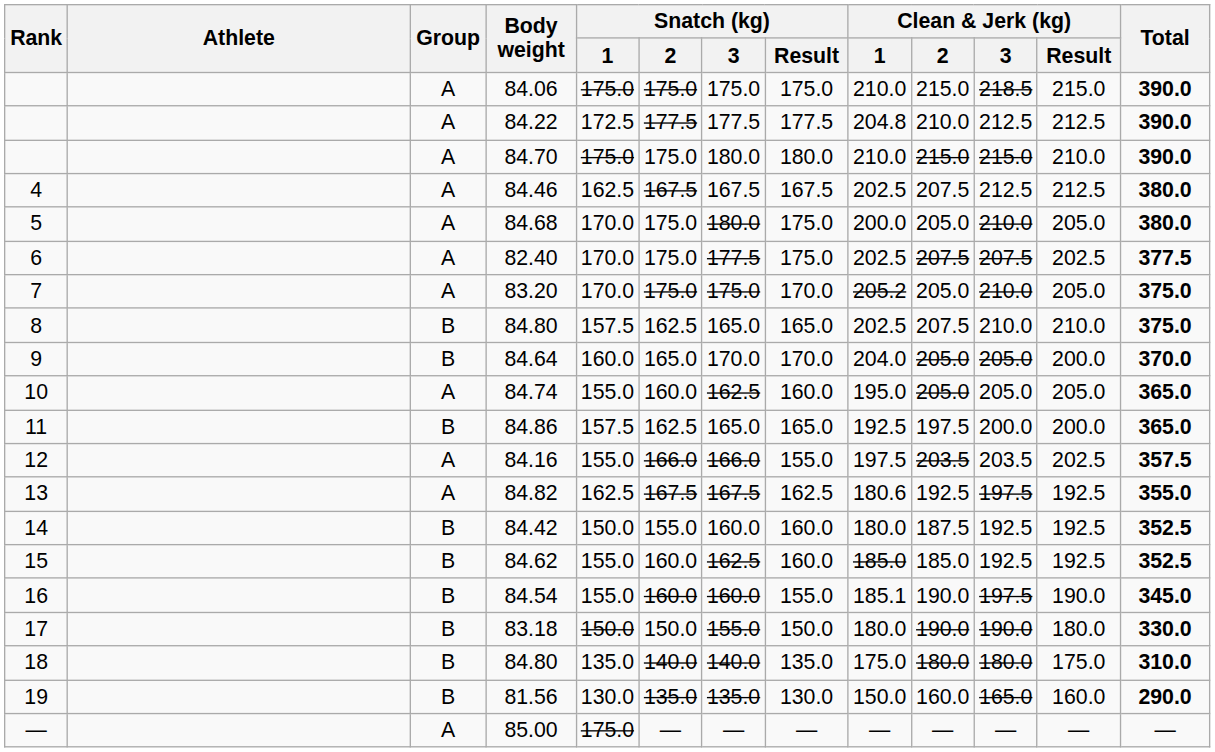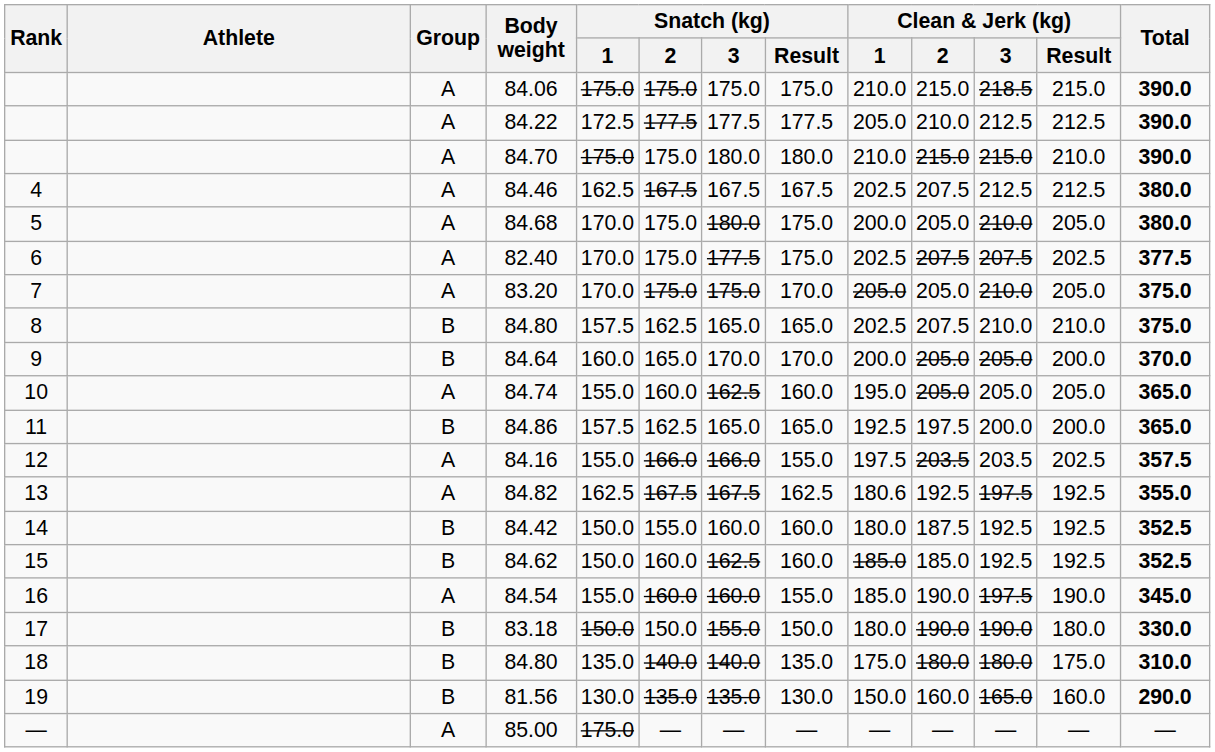(880, 122) 204.8 -> (880, 122) 205.0
(880, 291) 205.2 -> (880, 291) 205.0
(880, 358) 204.0 -> (880, 358) 200.0
(607, 561) 155.0 -> (607, 561) 150.0
(448, 595) B -> (448, 595) A
(880, 595) 185.1 -> (880, 595) 185.0
